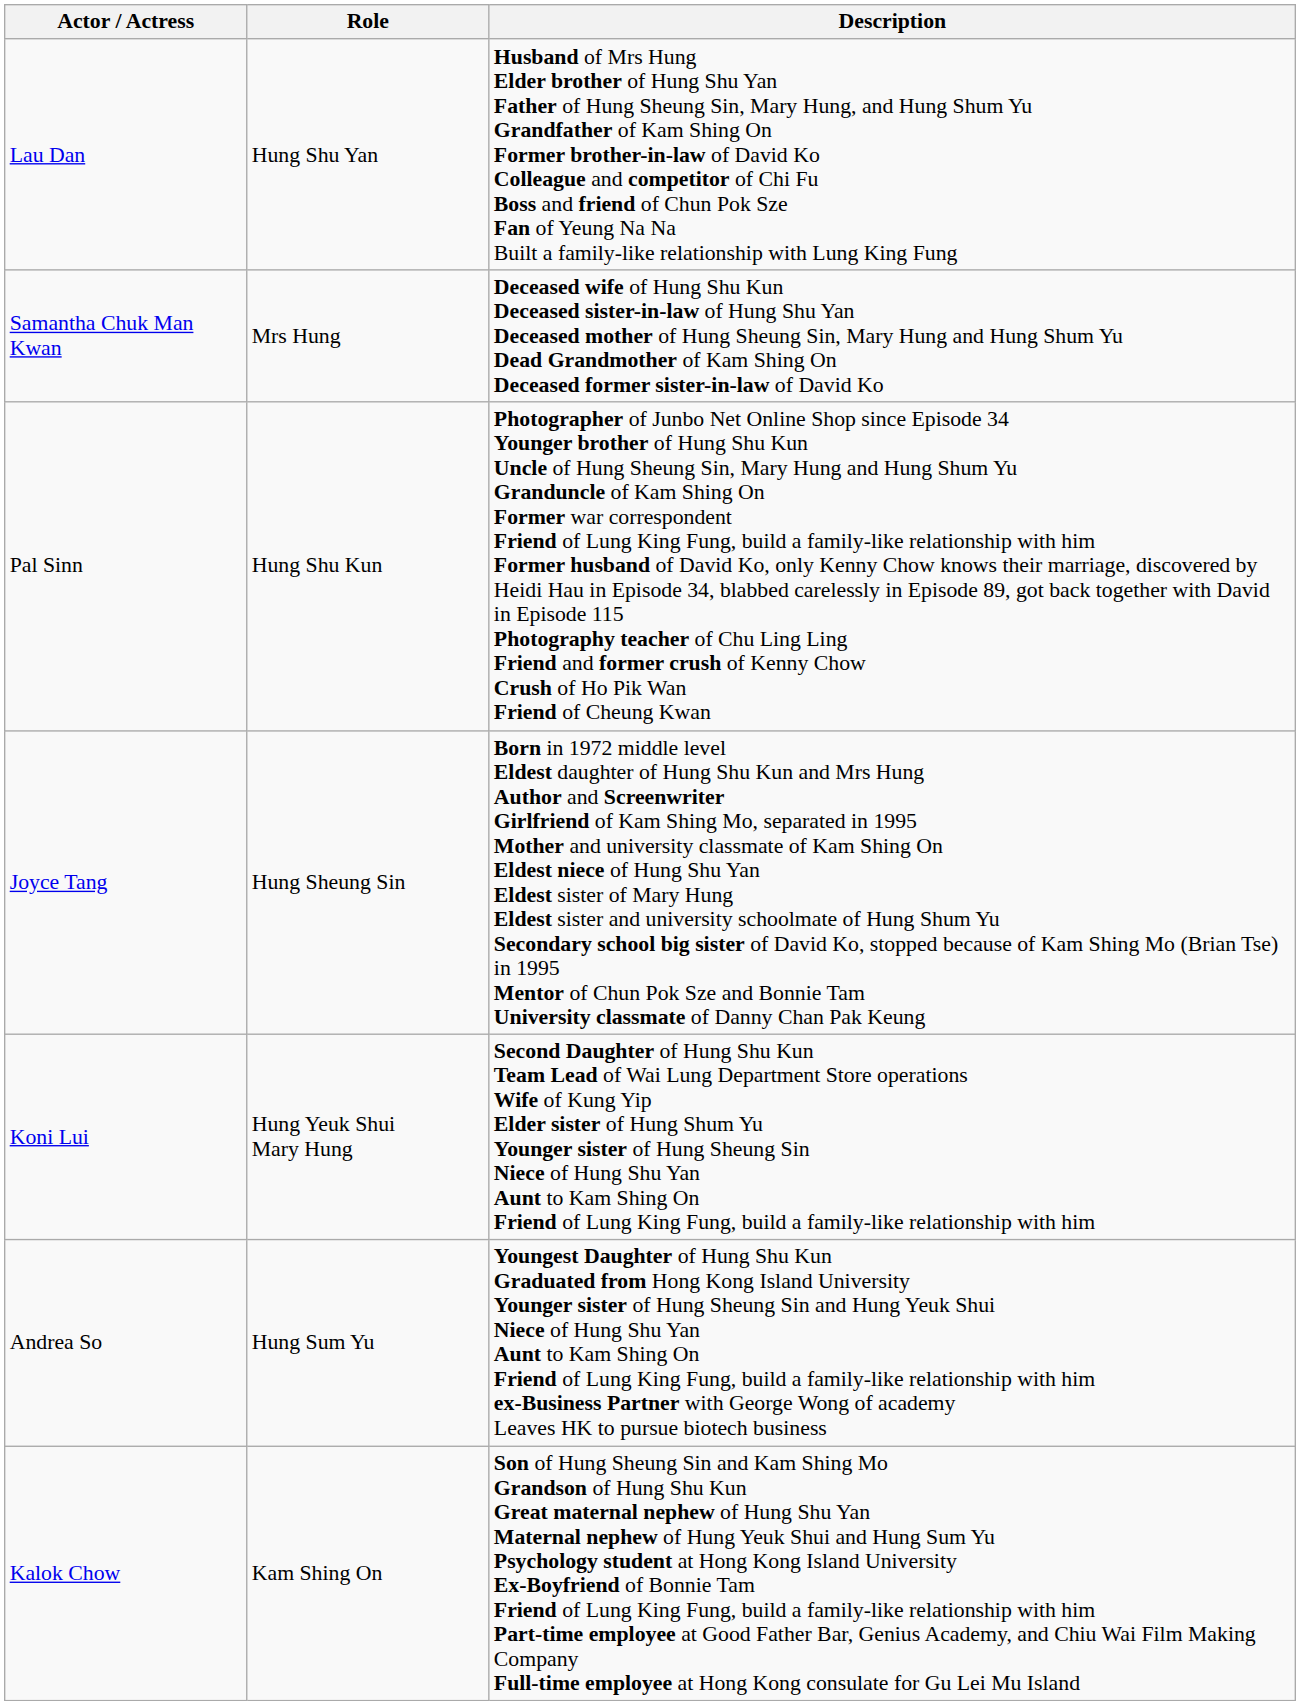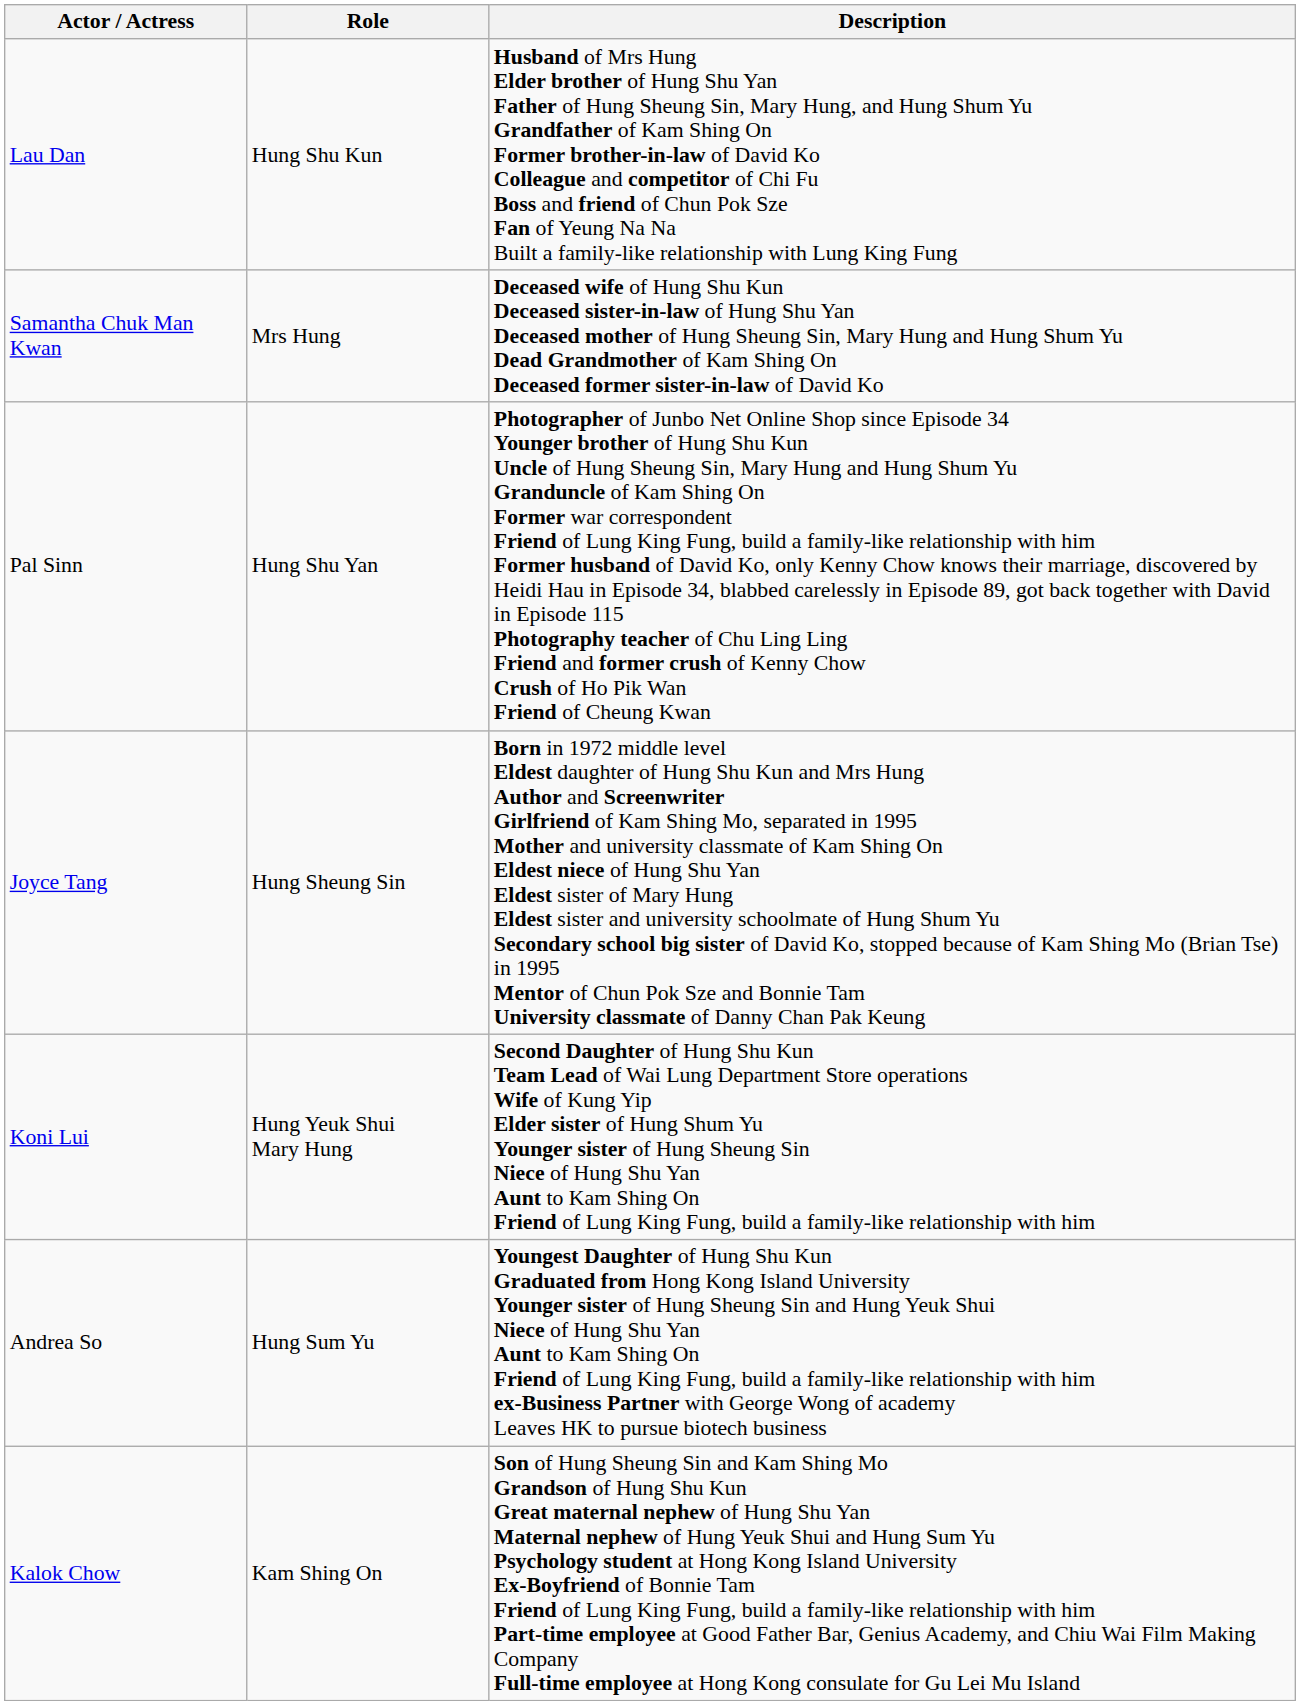(315, 154) Hung Shu Yan -> (317, 154) Hung Shu Kun
(317, 565) Hung Shu Kun -> (315, 565) Hung Shu Yan
